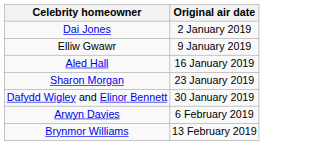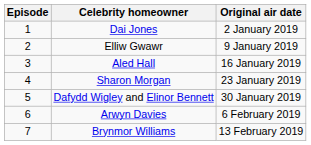+ column: (28, 13)
